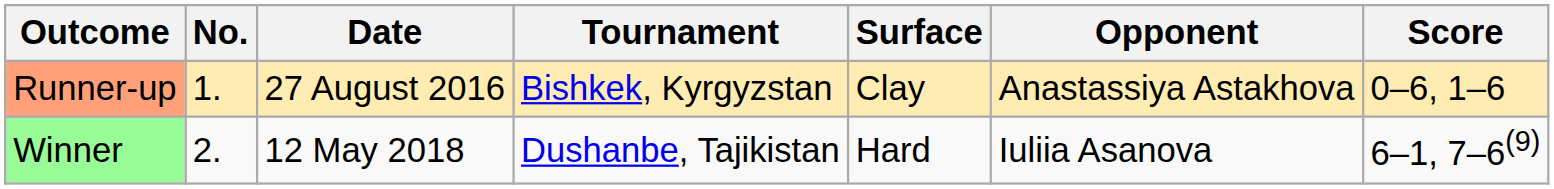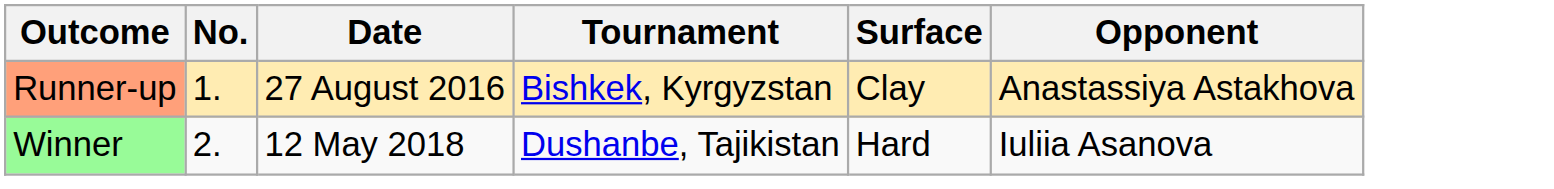- column: (1455, 32)
